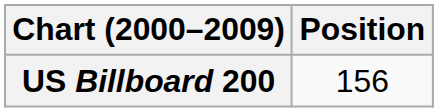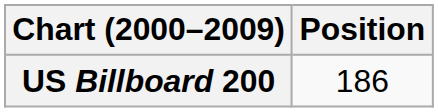(362, 80) 156 -> (362, 80) 186
